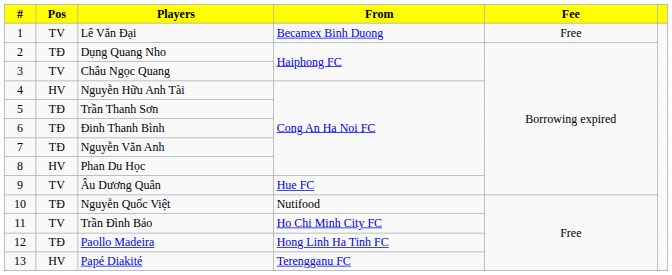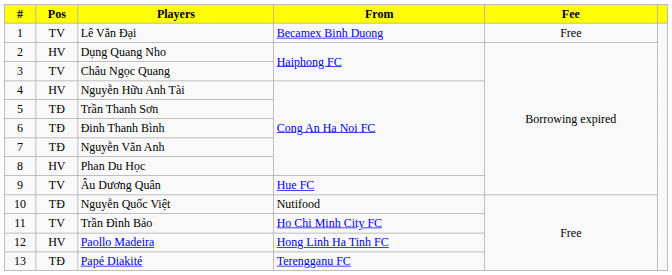(57, 52) TĐ -> (57, 52) HV
(57, 242) TĐ -> (57, 242) HV
(57, 261) HV -> (57, 261) TĐ
